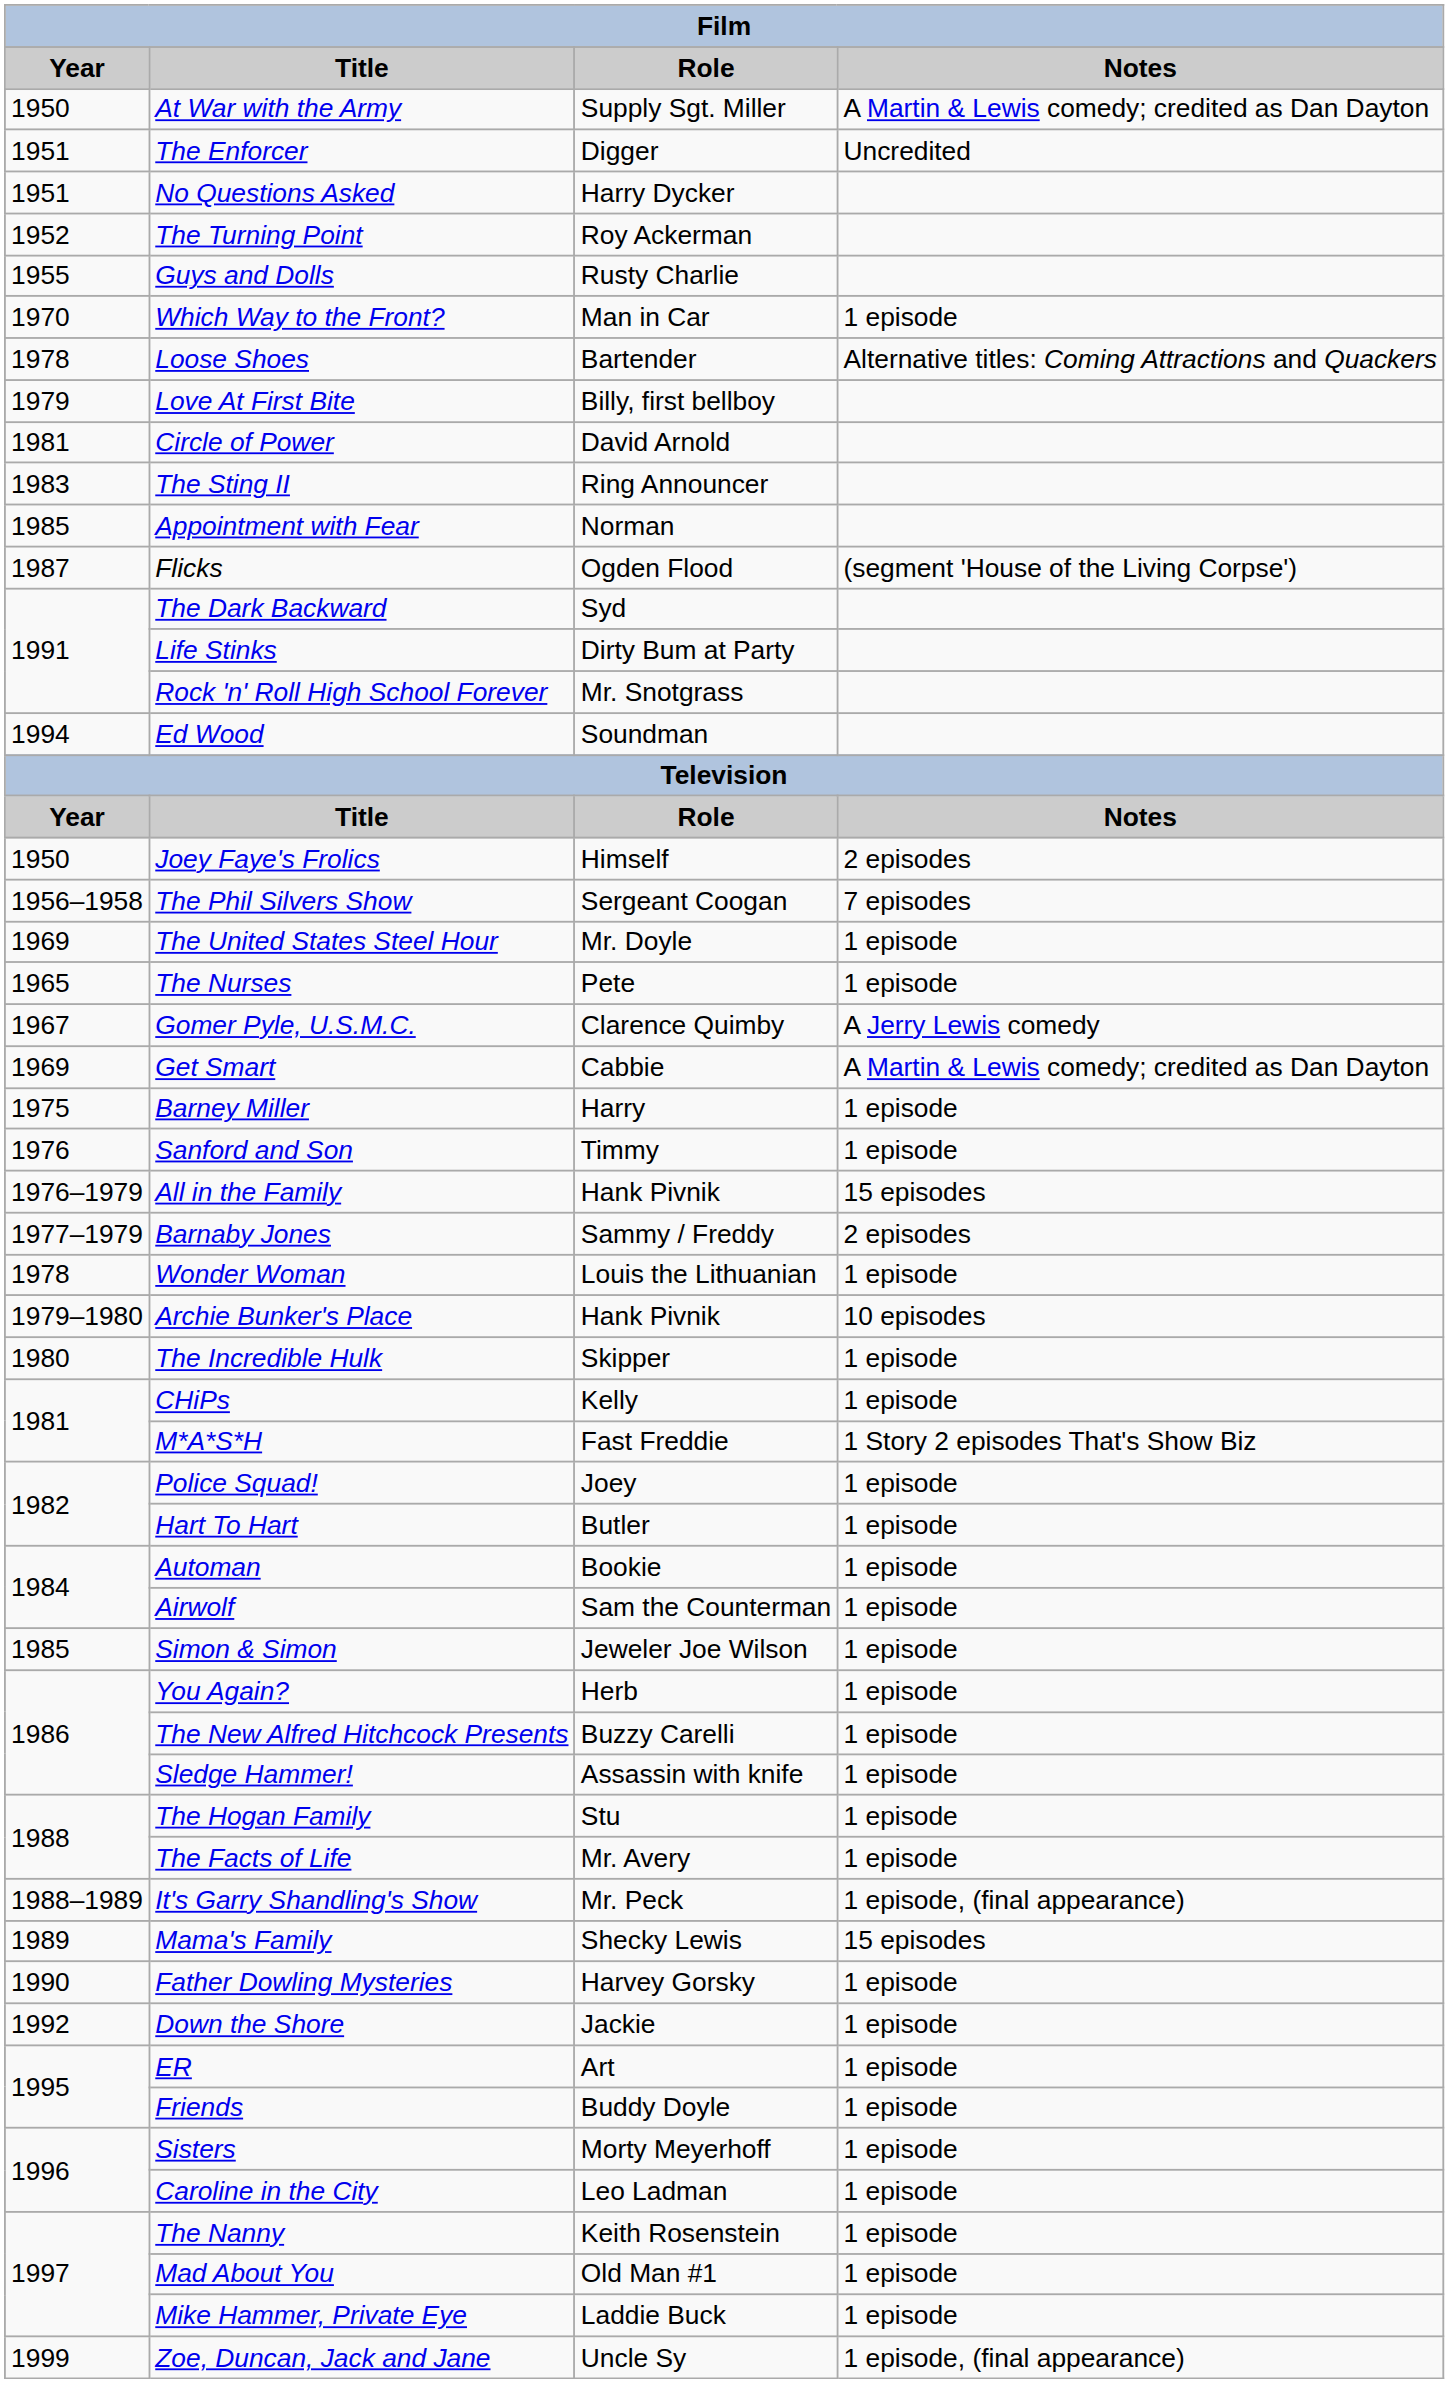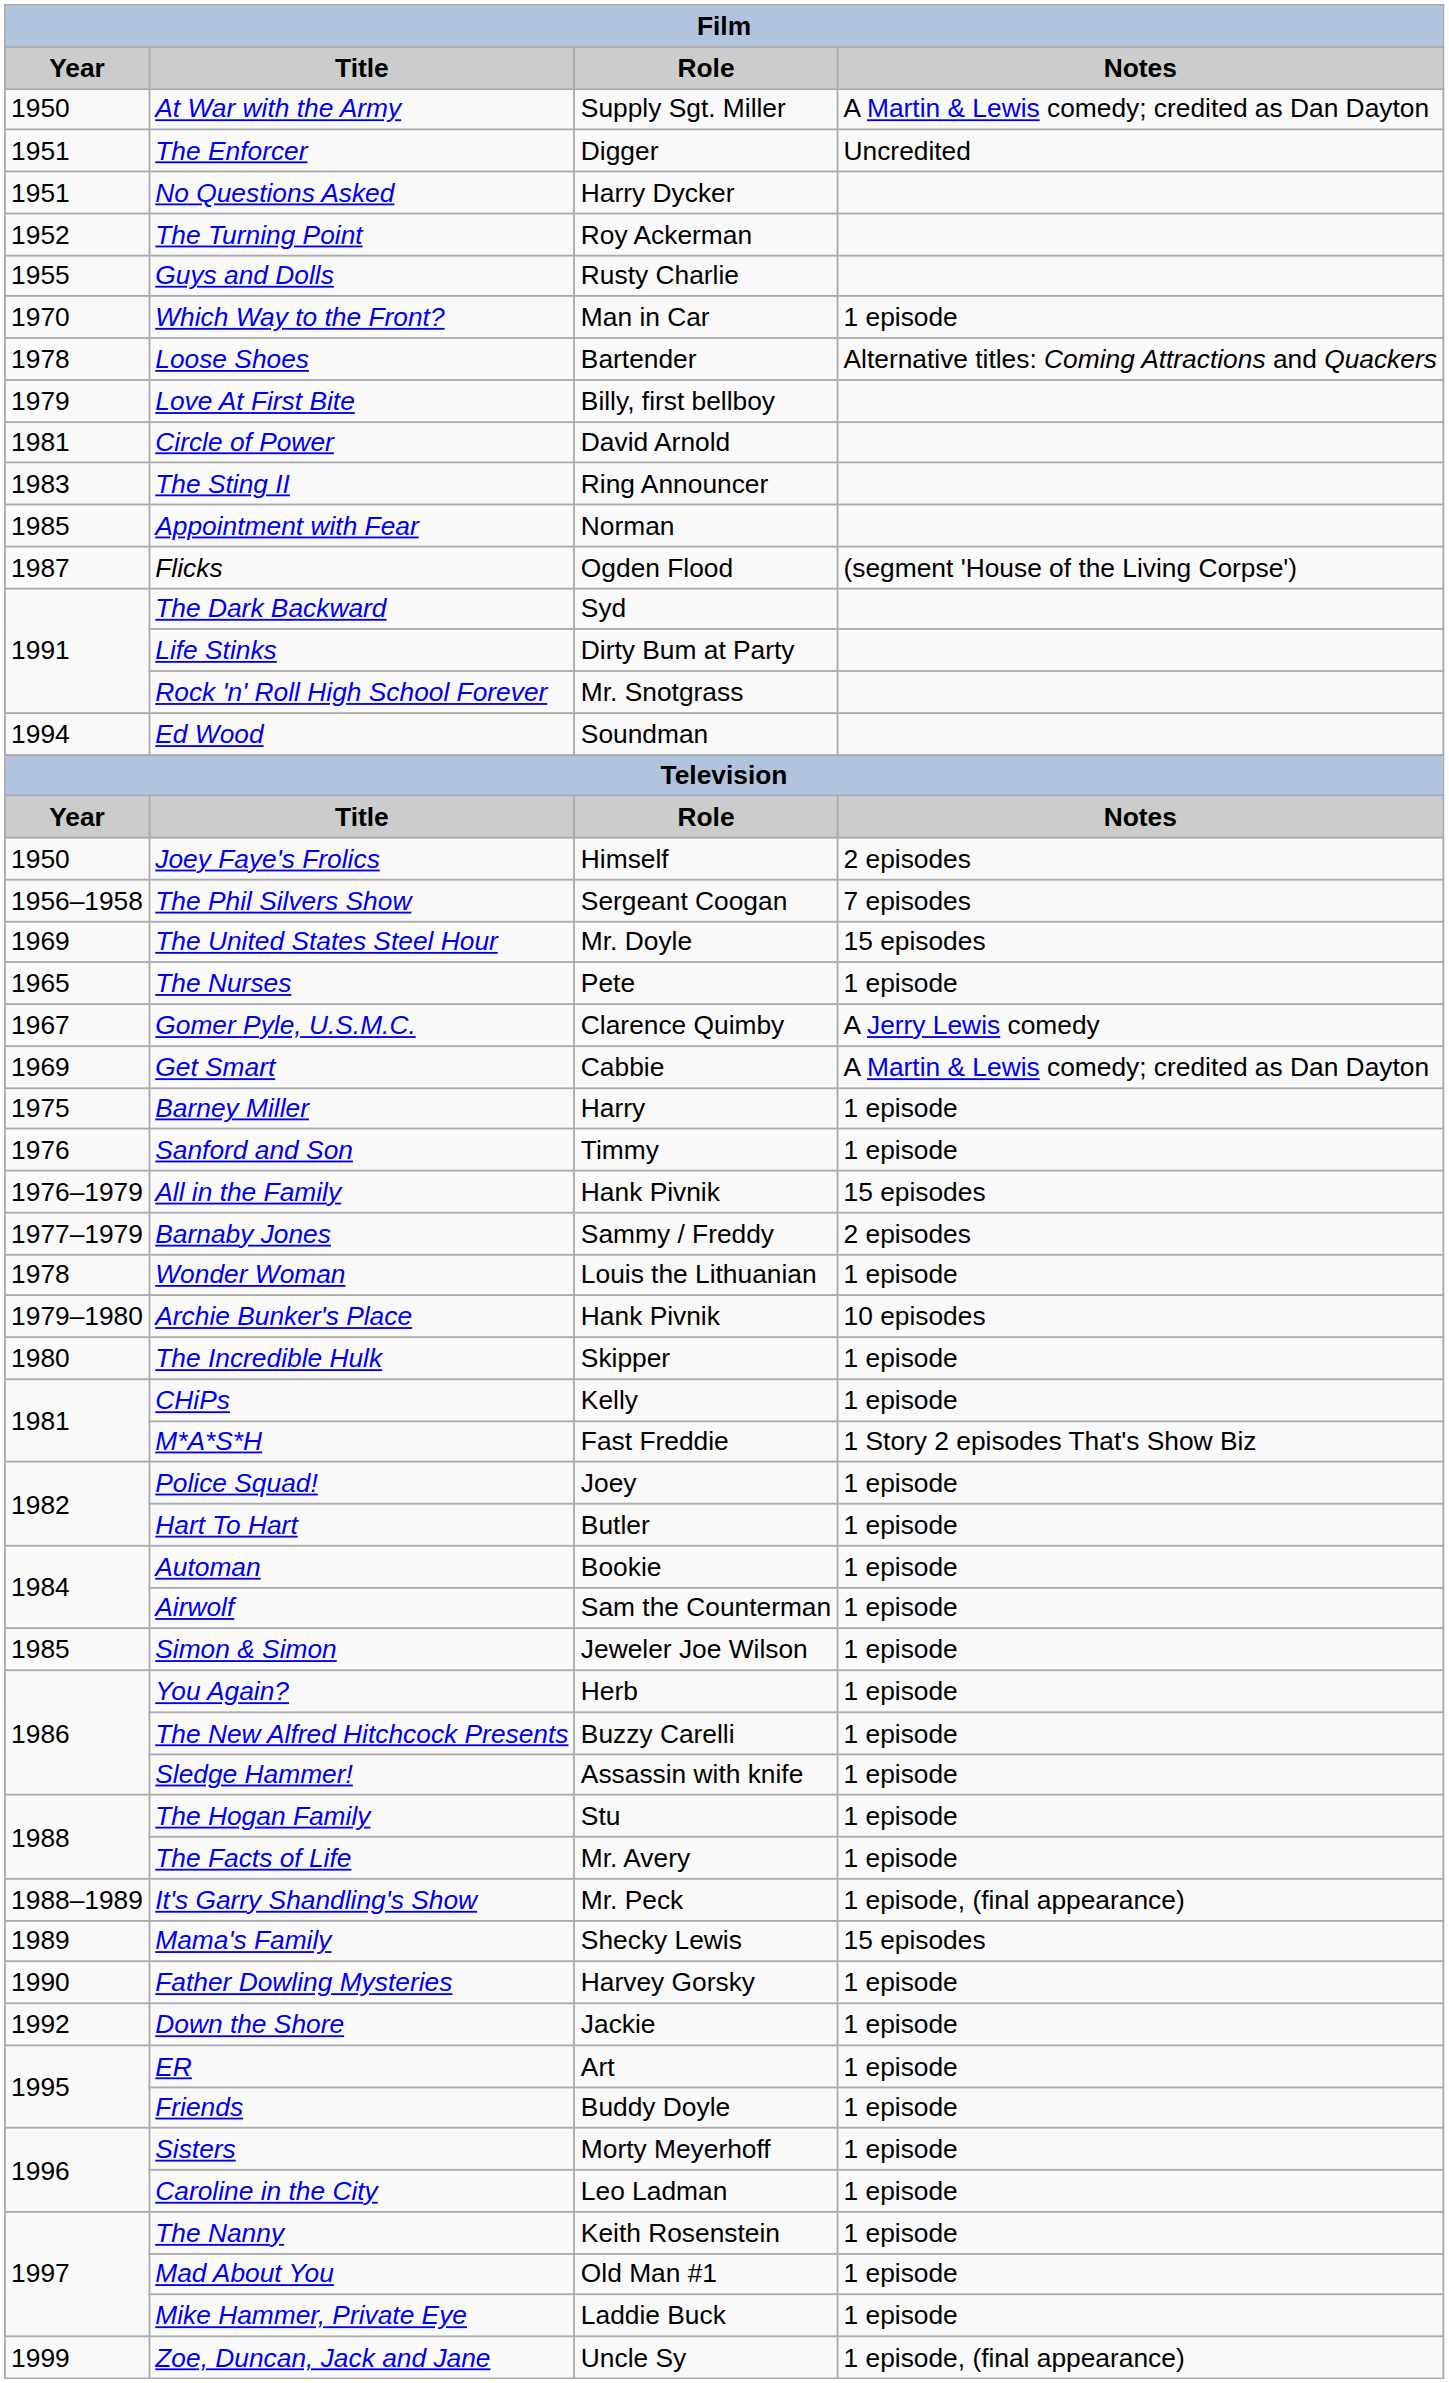(901, 942) 1 episode -> (915, 942) 15 episodes
